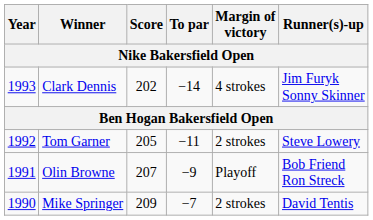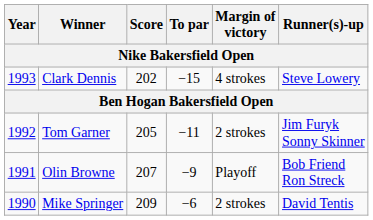(189, 87) −14 -> (189, 78) −15
(323, 87) Jim Furyk Sonny Skinner -> (321, 78) Steve Lowery
(321, 141) Steve Lowery -> (323, 133) Jim Furyk Sonny Skinner
(189, 204) −7 -> (189, 204) −6
